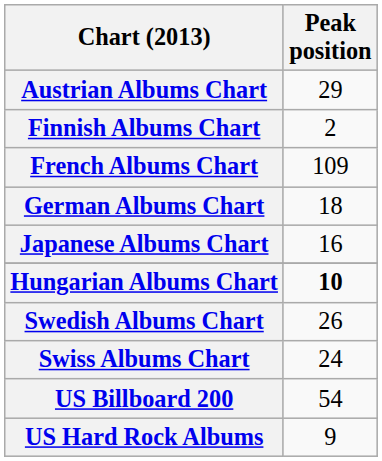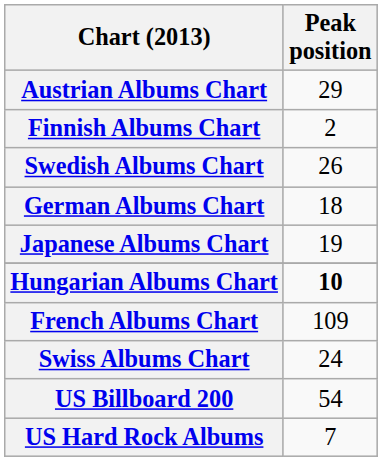rows swapped: (144, 166) <-> (144, 321)
(330, 243) 16 -> (330, 243) 19
(330, 436) 9 -> (330, 436) 7
